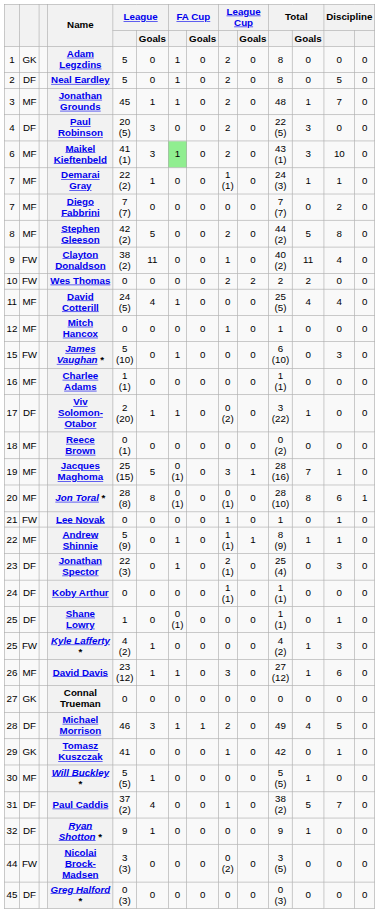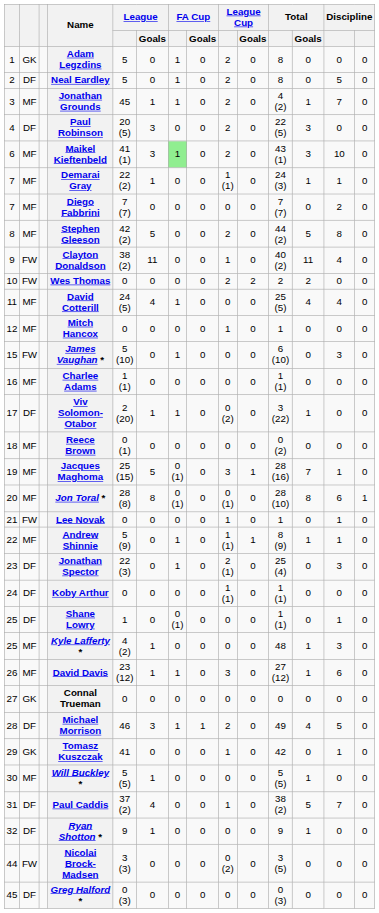(281, 101) 48 -> (281, 101) 4 (2)
(29, 646) FW -> (29, 646) MF
(281, 646) 4 (2) -> (281, 646) 48
